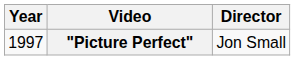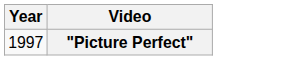- column: (251, 17)
